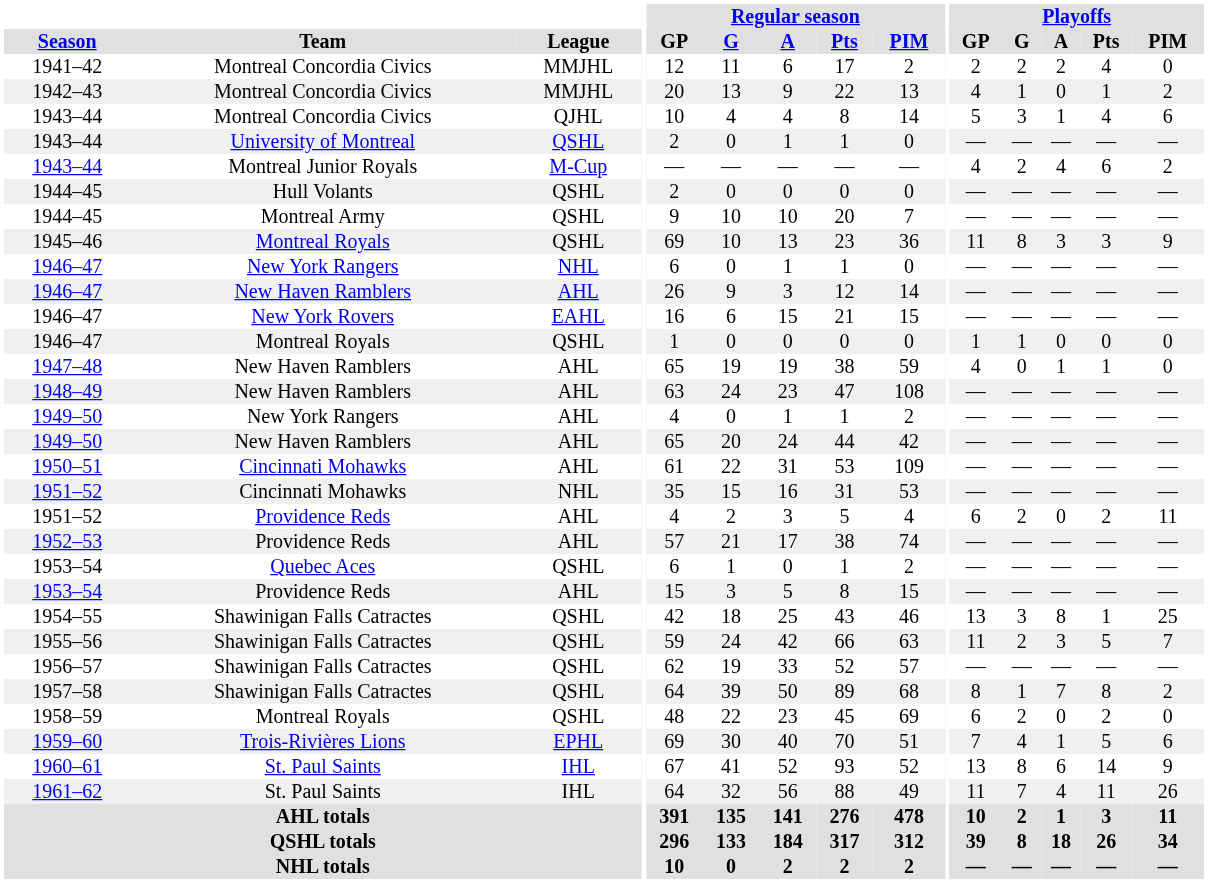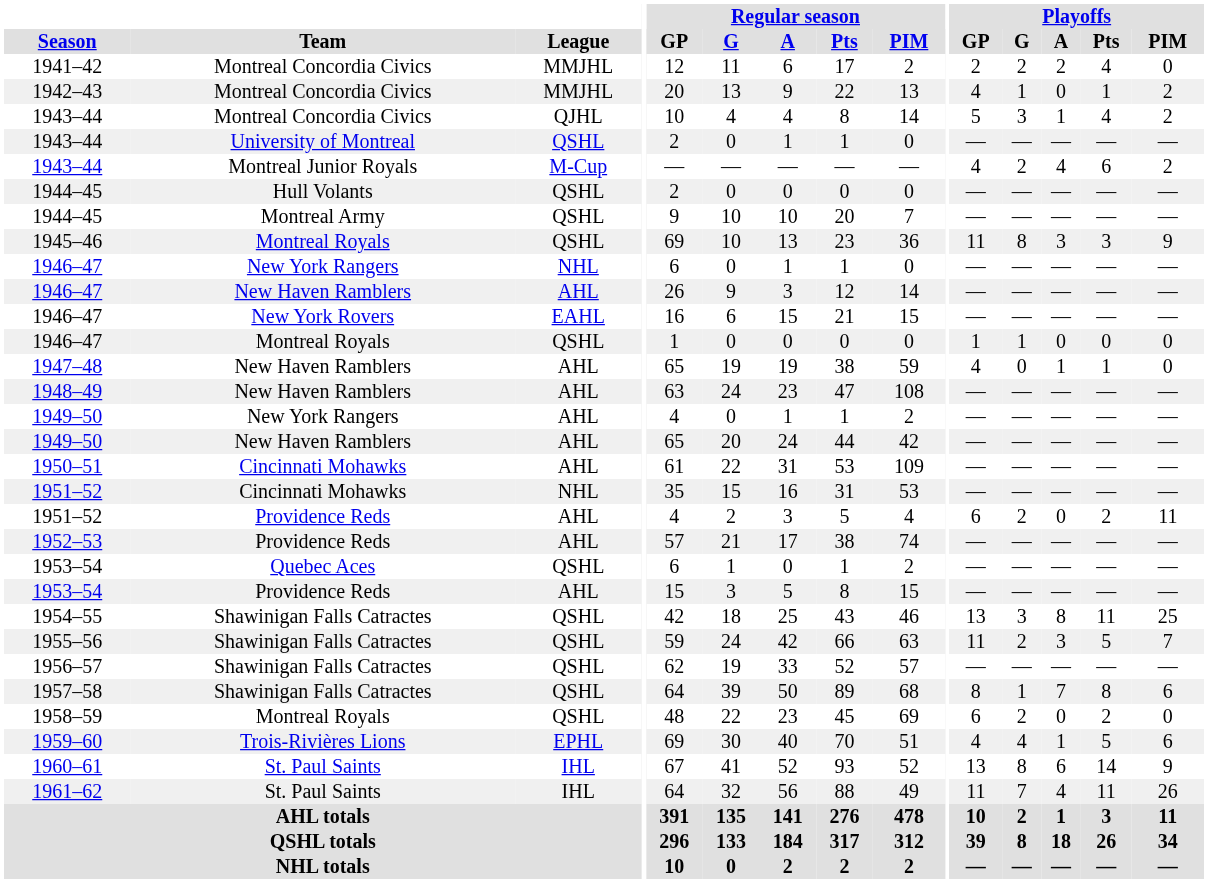(1168, 116) 6 -> (1168, 116) 2
(1106, 616) 1 -> (1106, 616) 11
(1168, 691) 2 -> (1168, 691) 6
(976, 741) 7 -> (976, 741) 4
